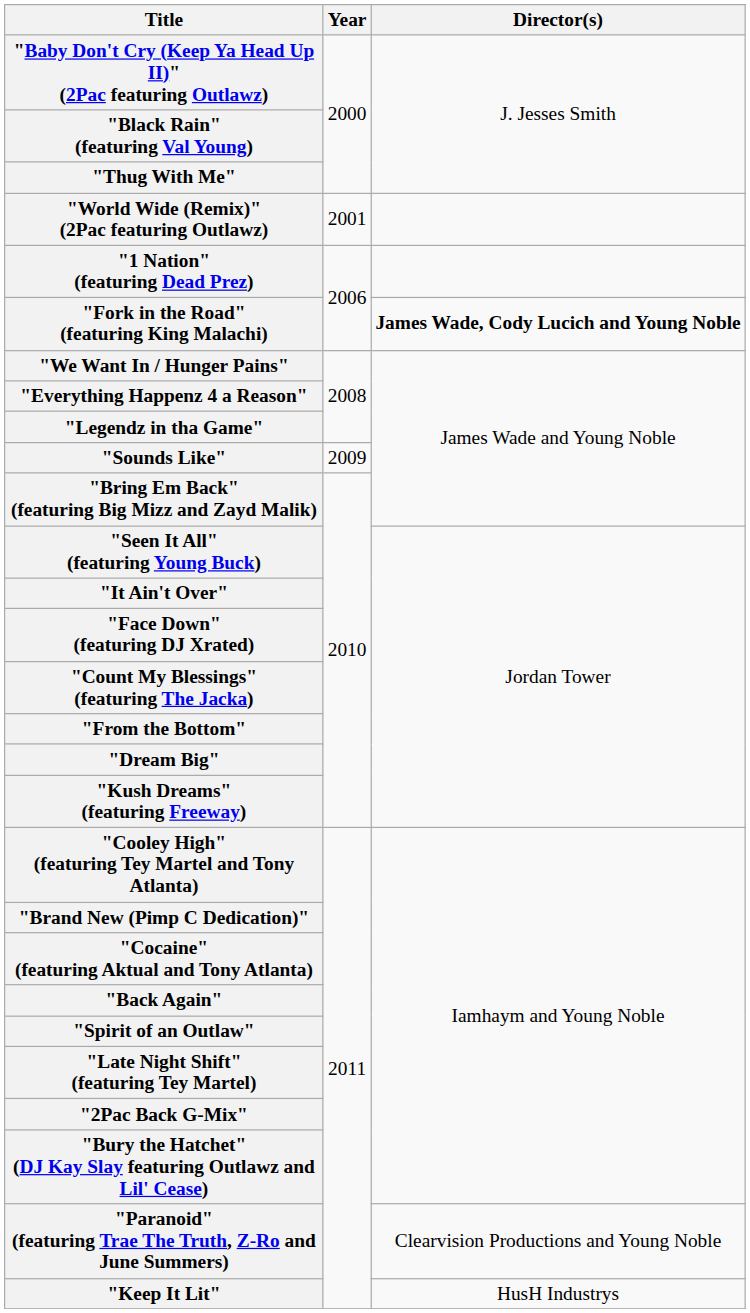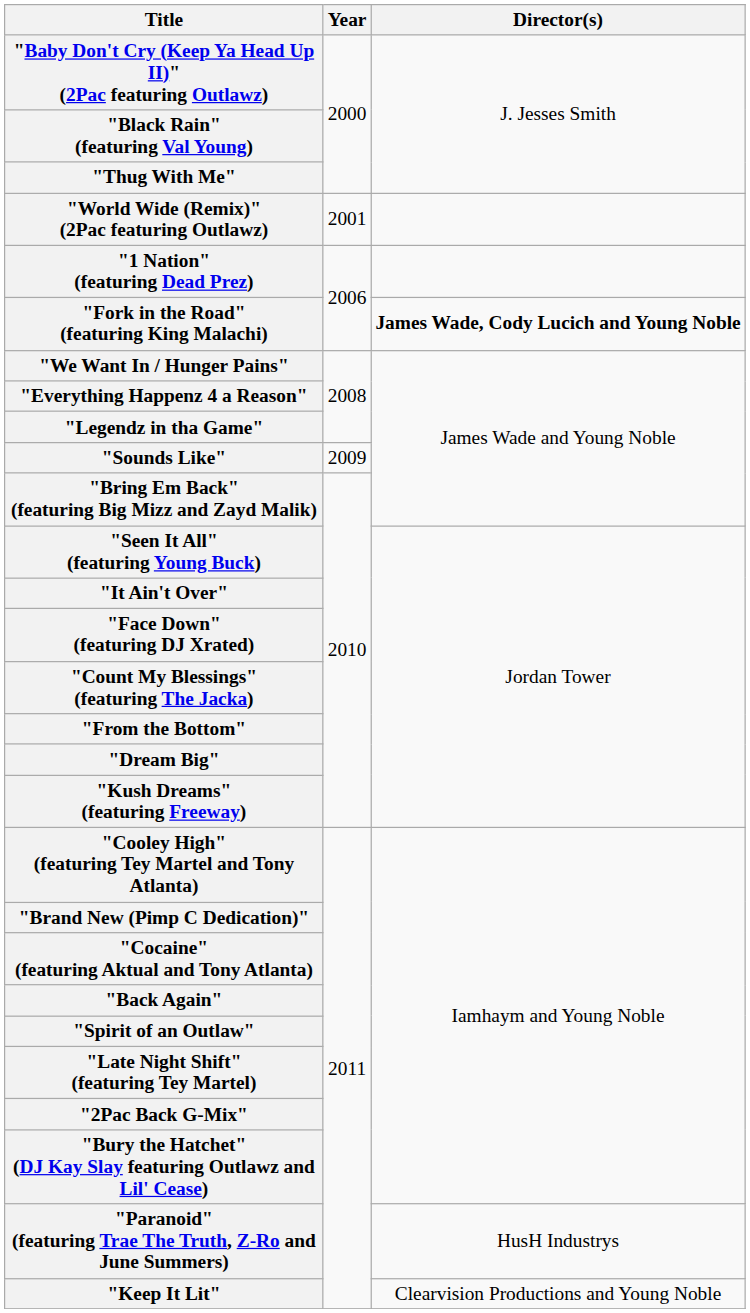(558, 1240) Clearvision Productions and Young Noble -> (558, 1240) HusH Industrys
(558, 1293) HusH Industrys -> (558, 1293) Clearvision Productions and Young Noble
